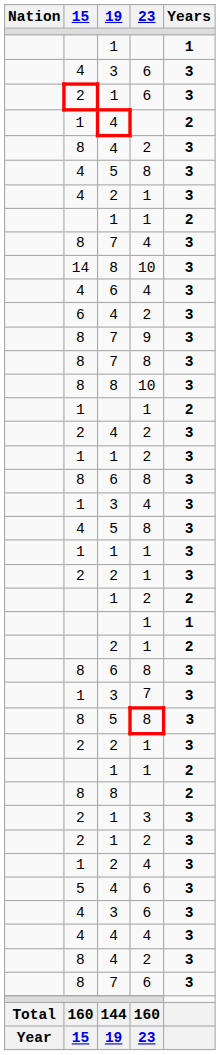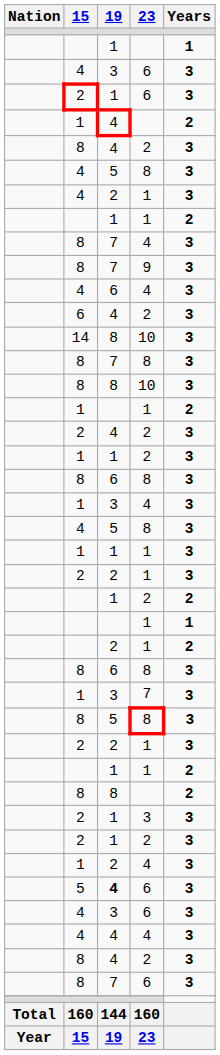rows swapped: (80, 267) <-> (80, 339)
(114, 889) normal -> (114, 889) bold
